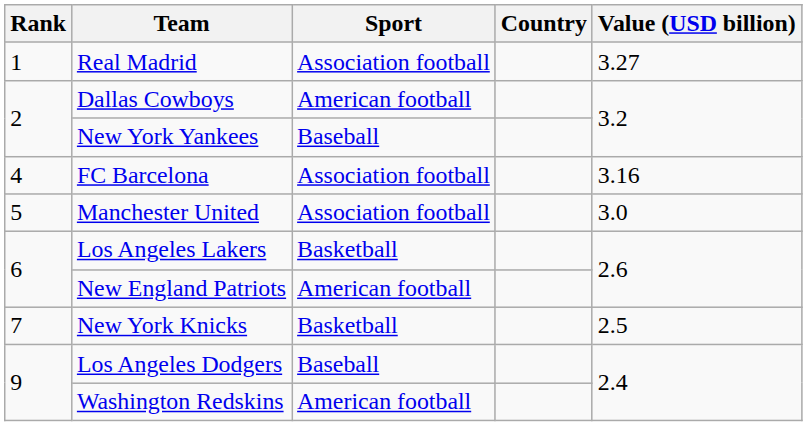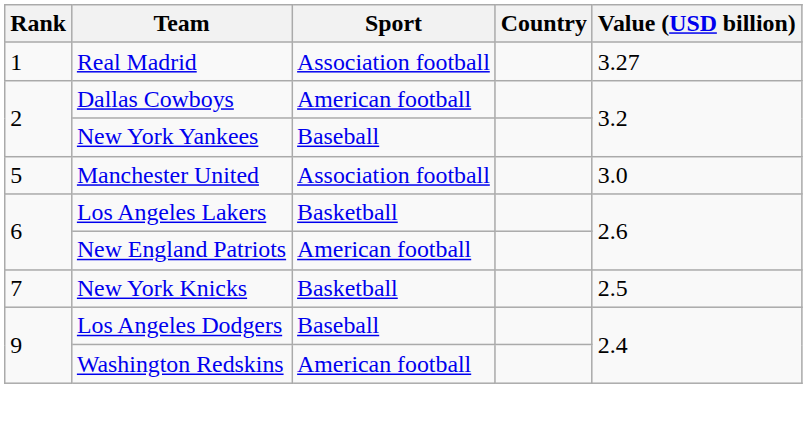- row: (143, 174)
